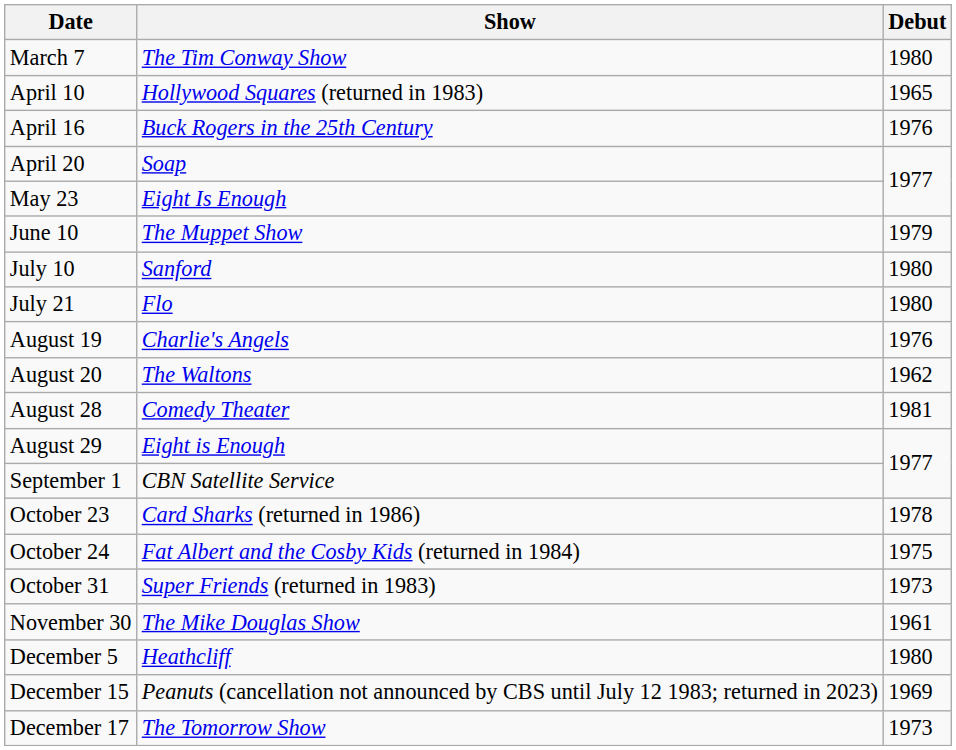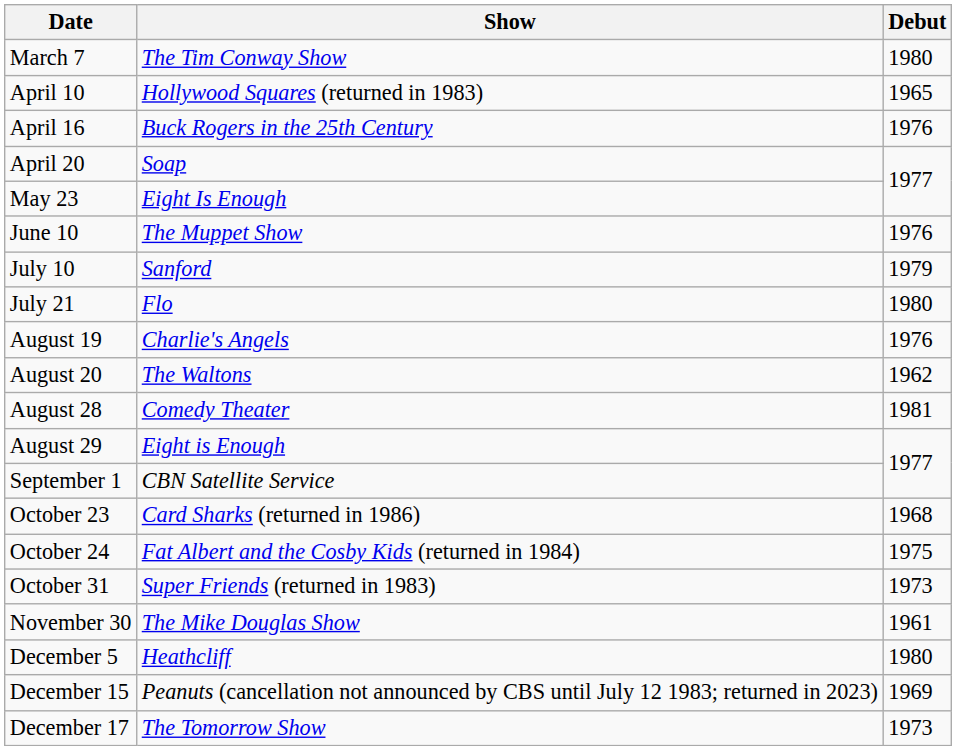(910, 233) 1979 -> (910, 233) 1976
(910, 269) 1980 -> (910, 269) 1979
(910, 515) 1978 -> (910, 515) 1968
